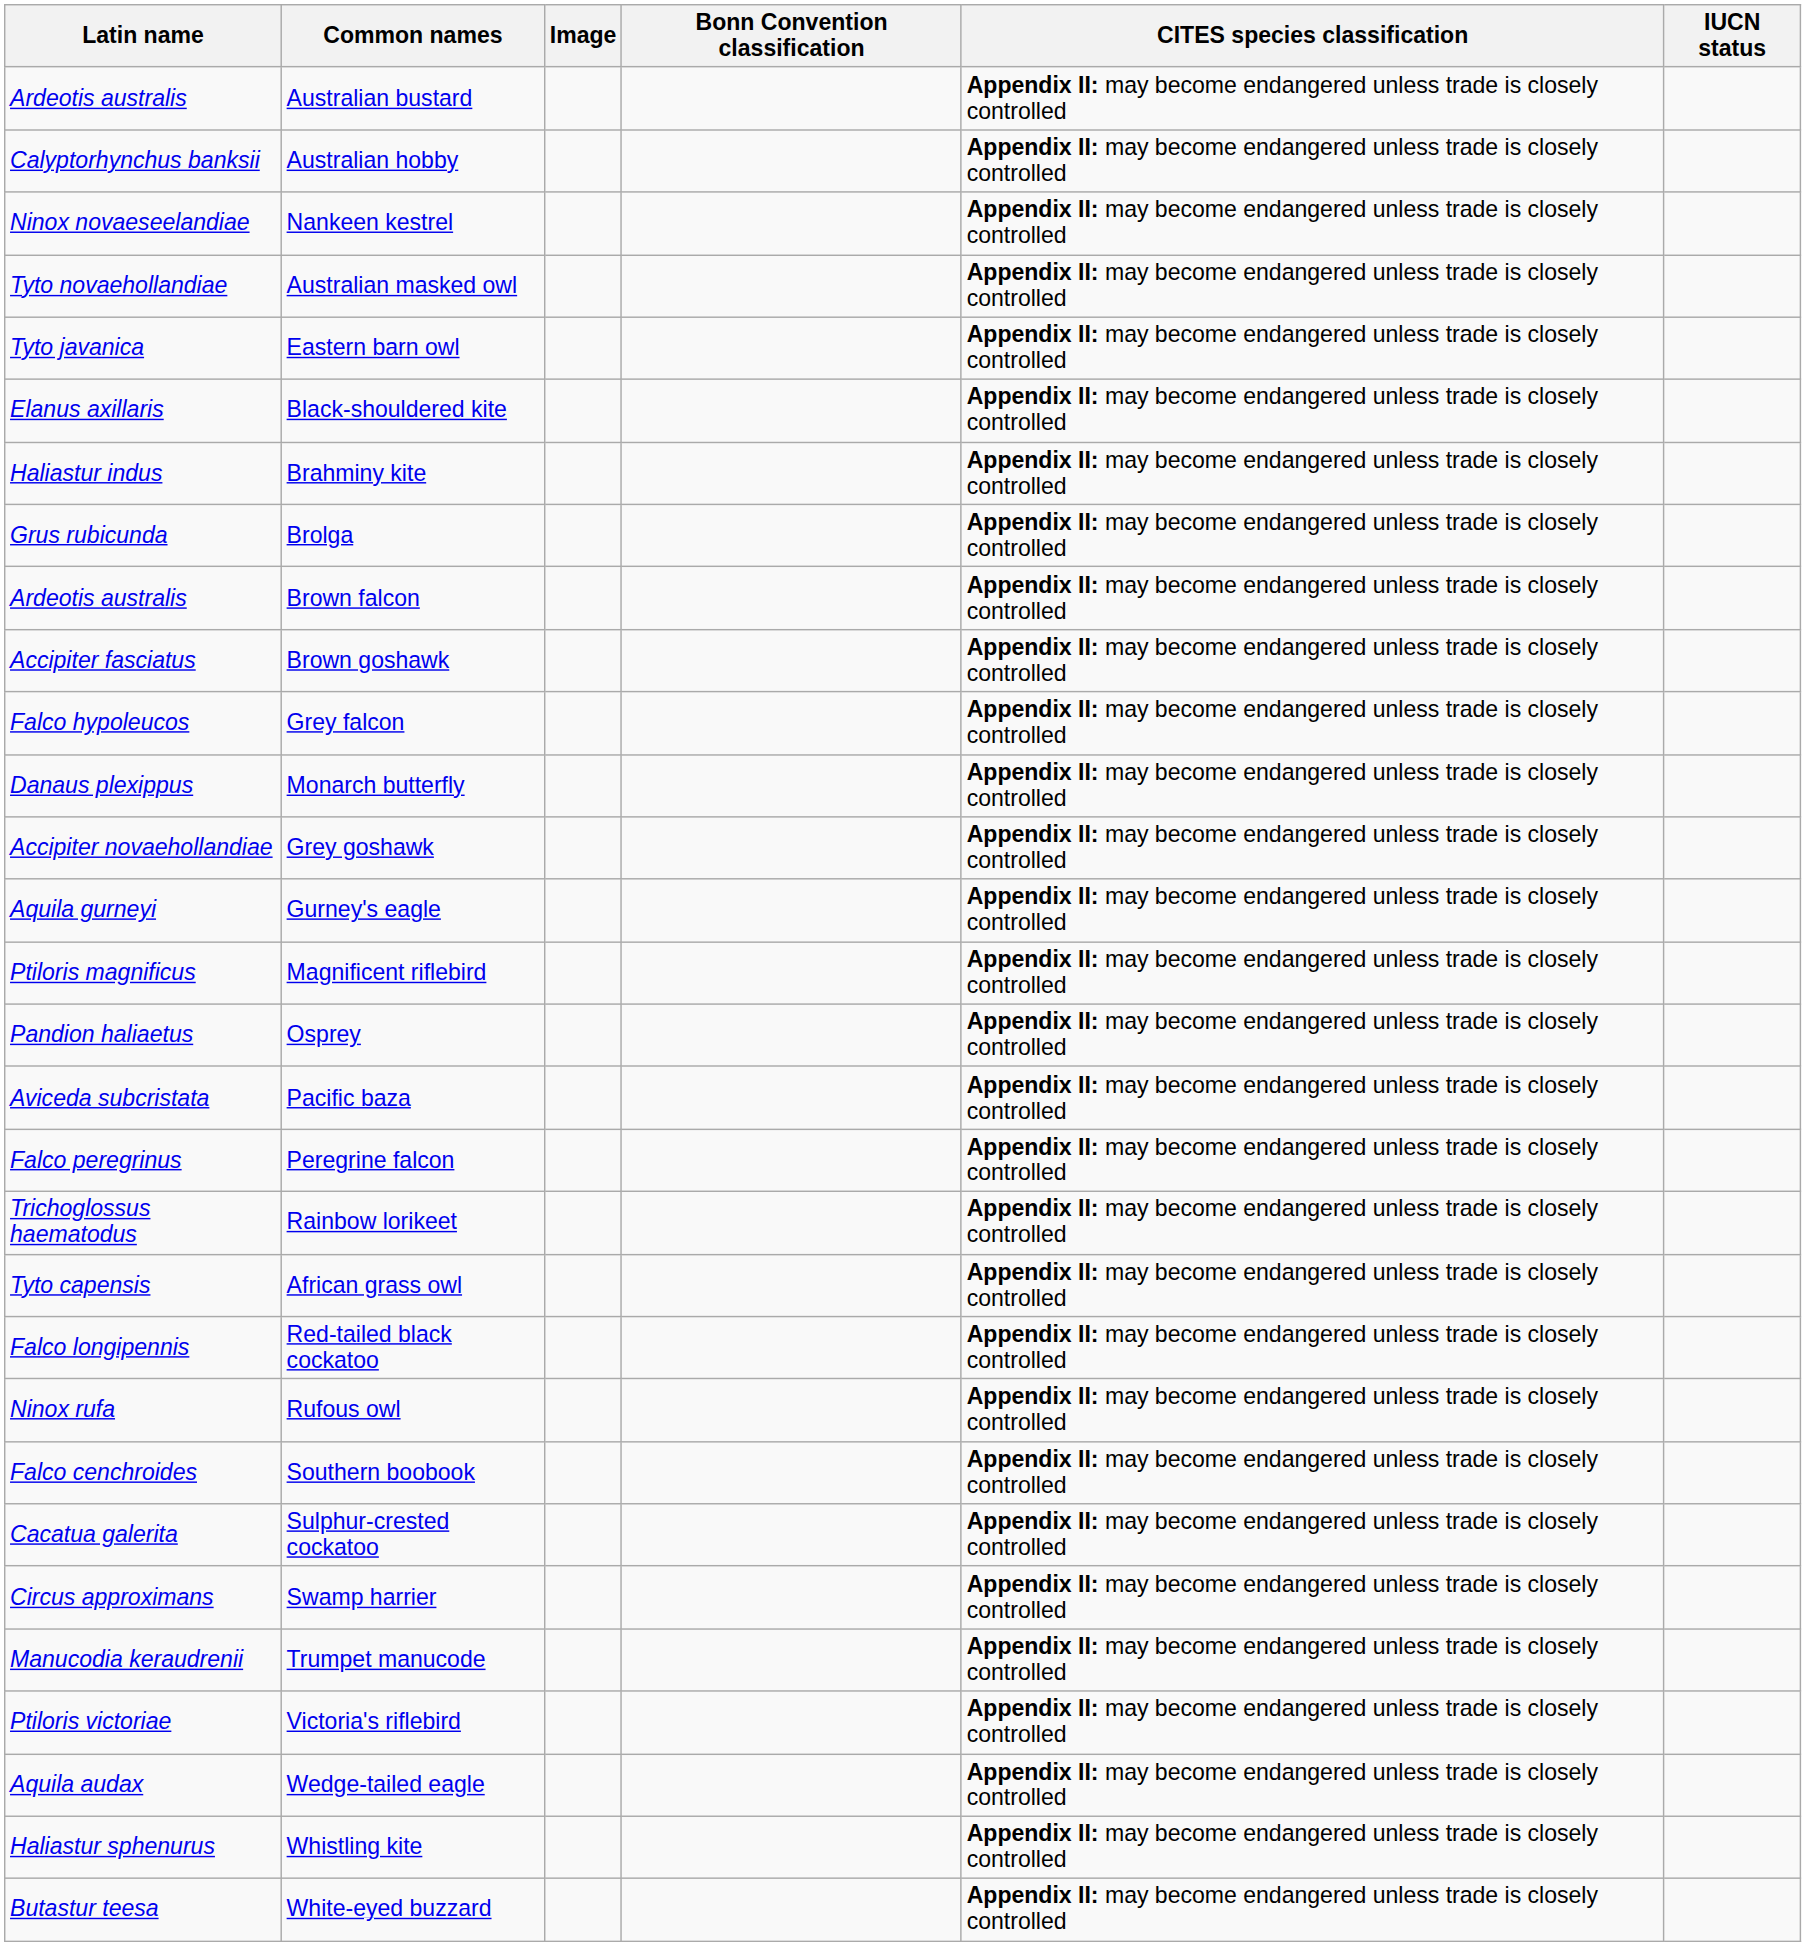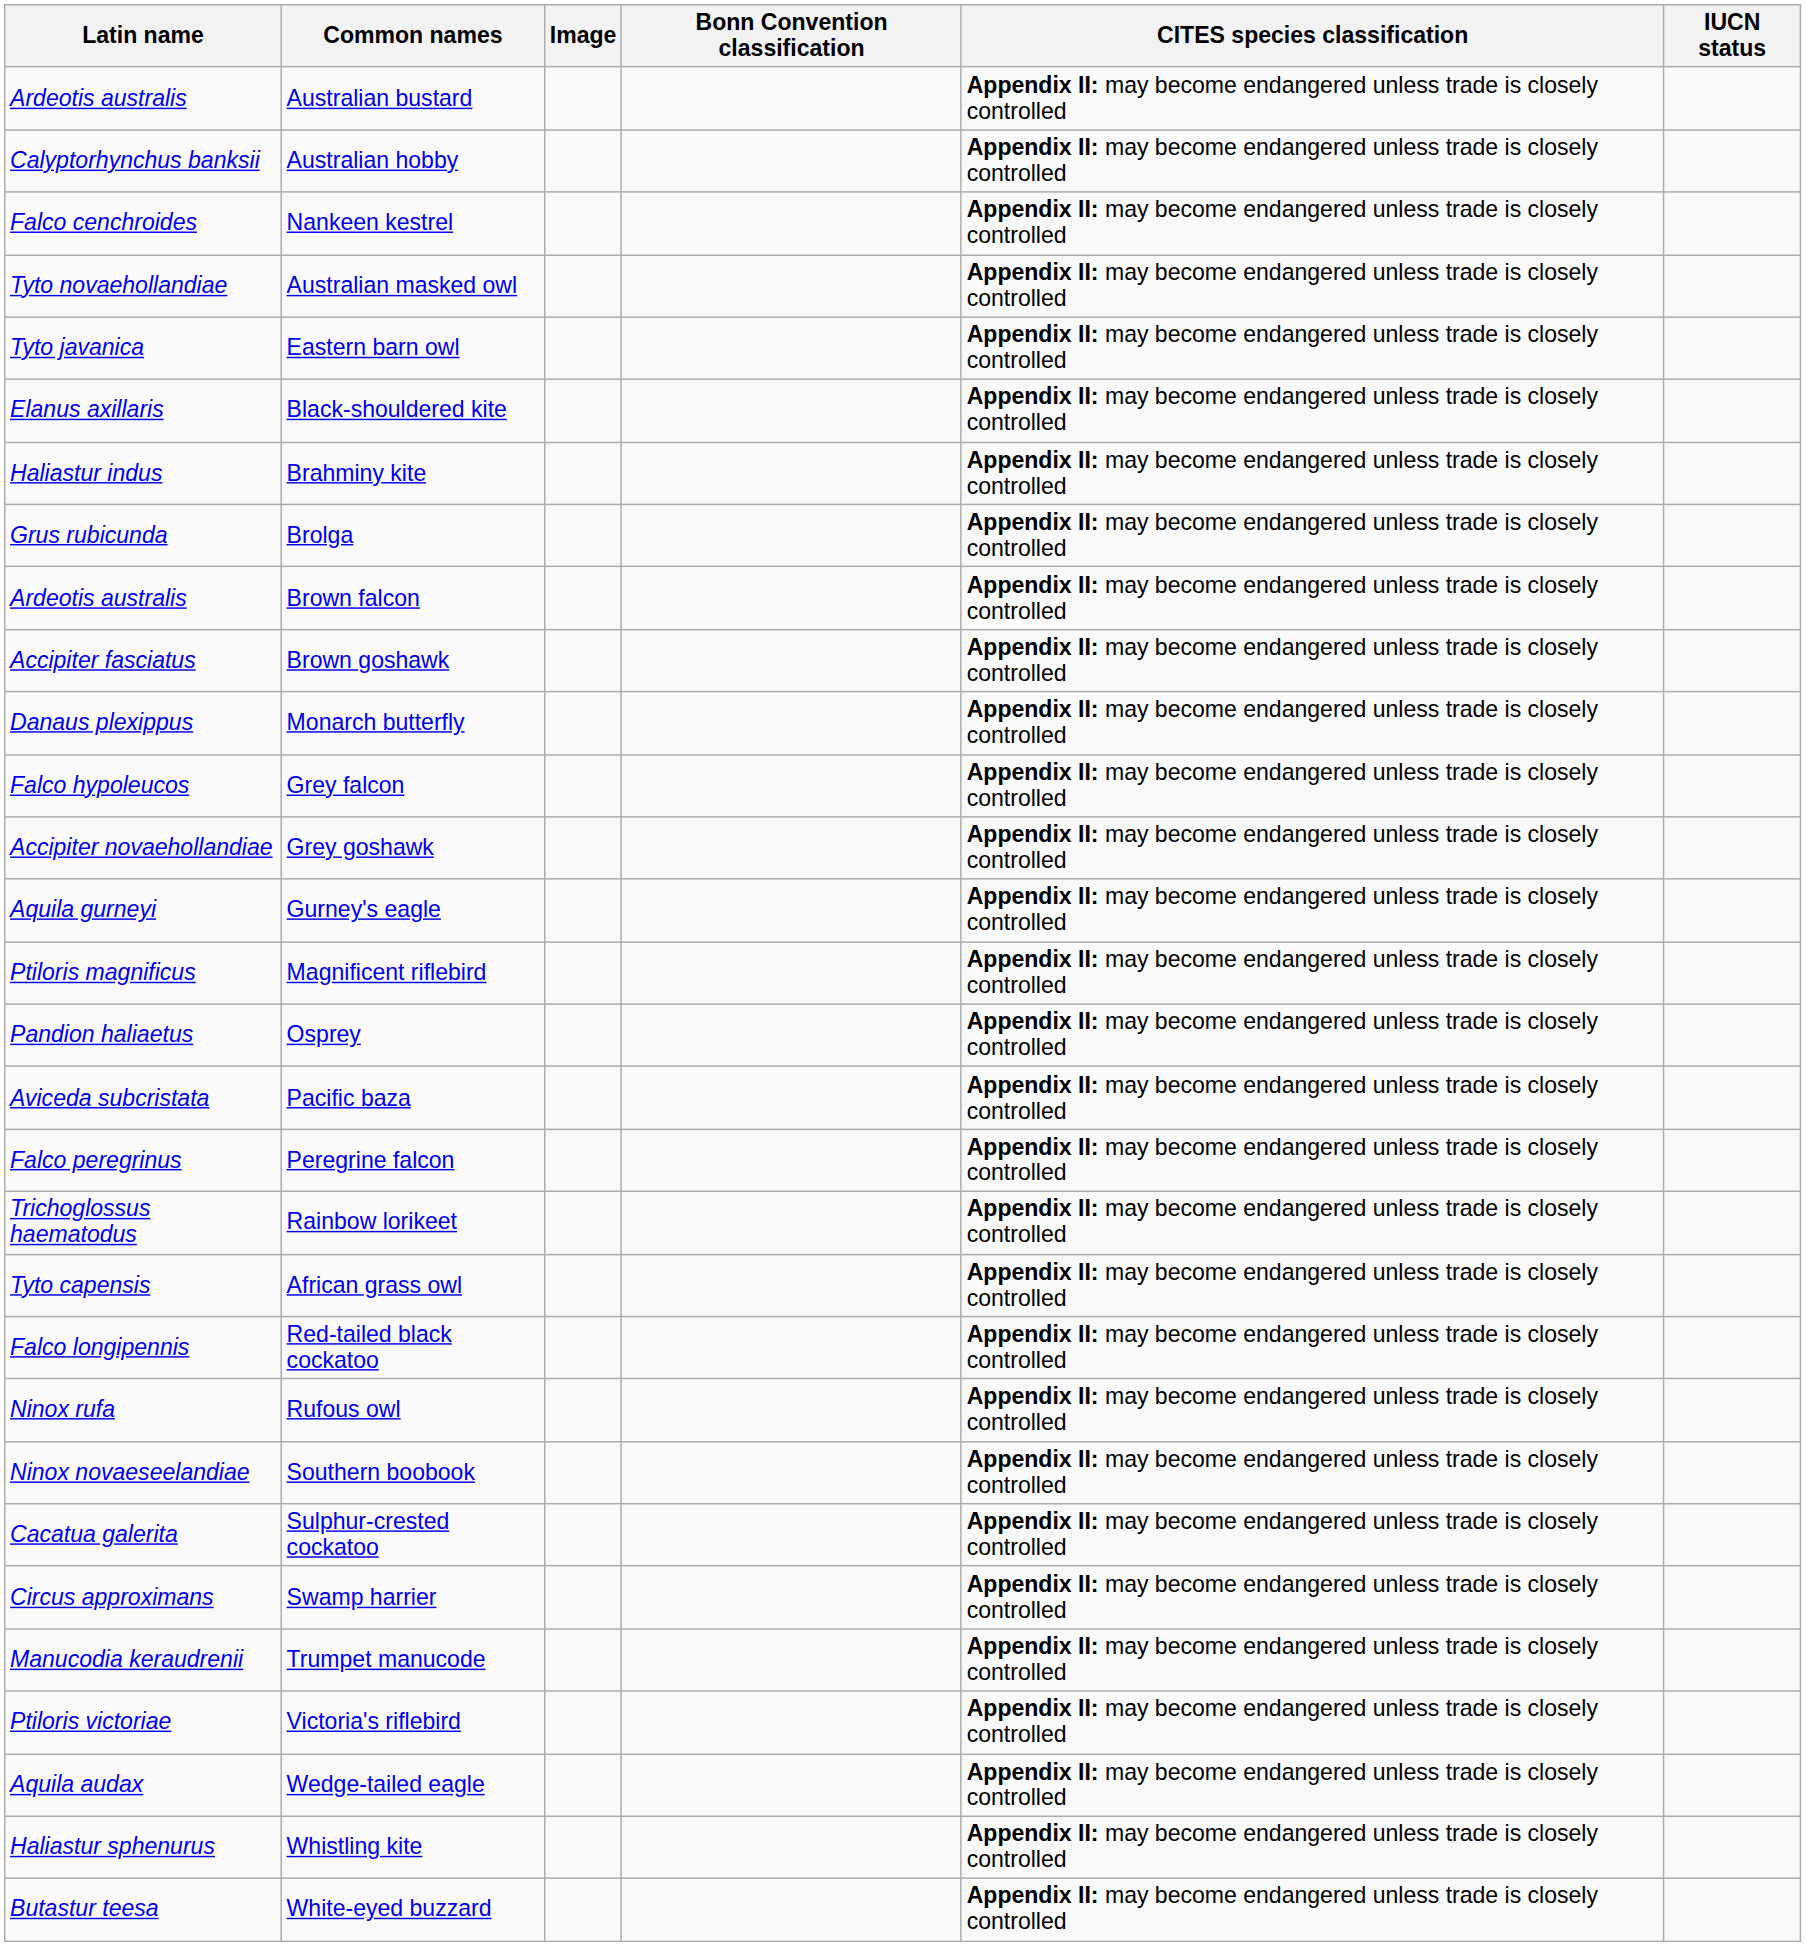(130, 223) Ninox novaeseelandiae -> (104, 223) Falco cenchroides
rows swapped: (376, 785) <-> (346, 722)
(104, 1472) Falco cenchroides -> (130, 1472) Ninox novaeseelandiae
